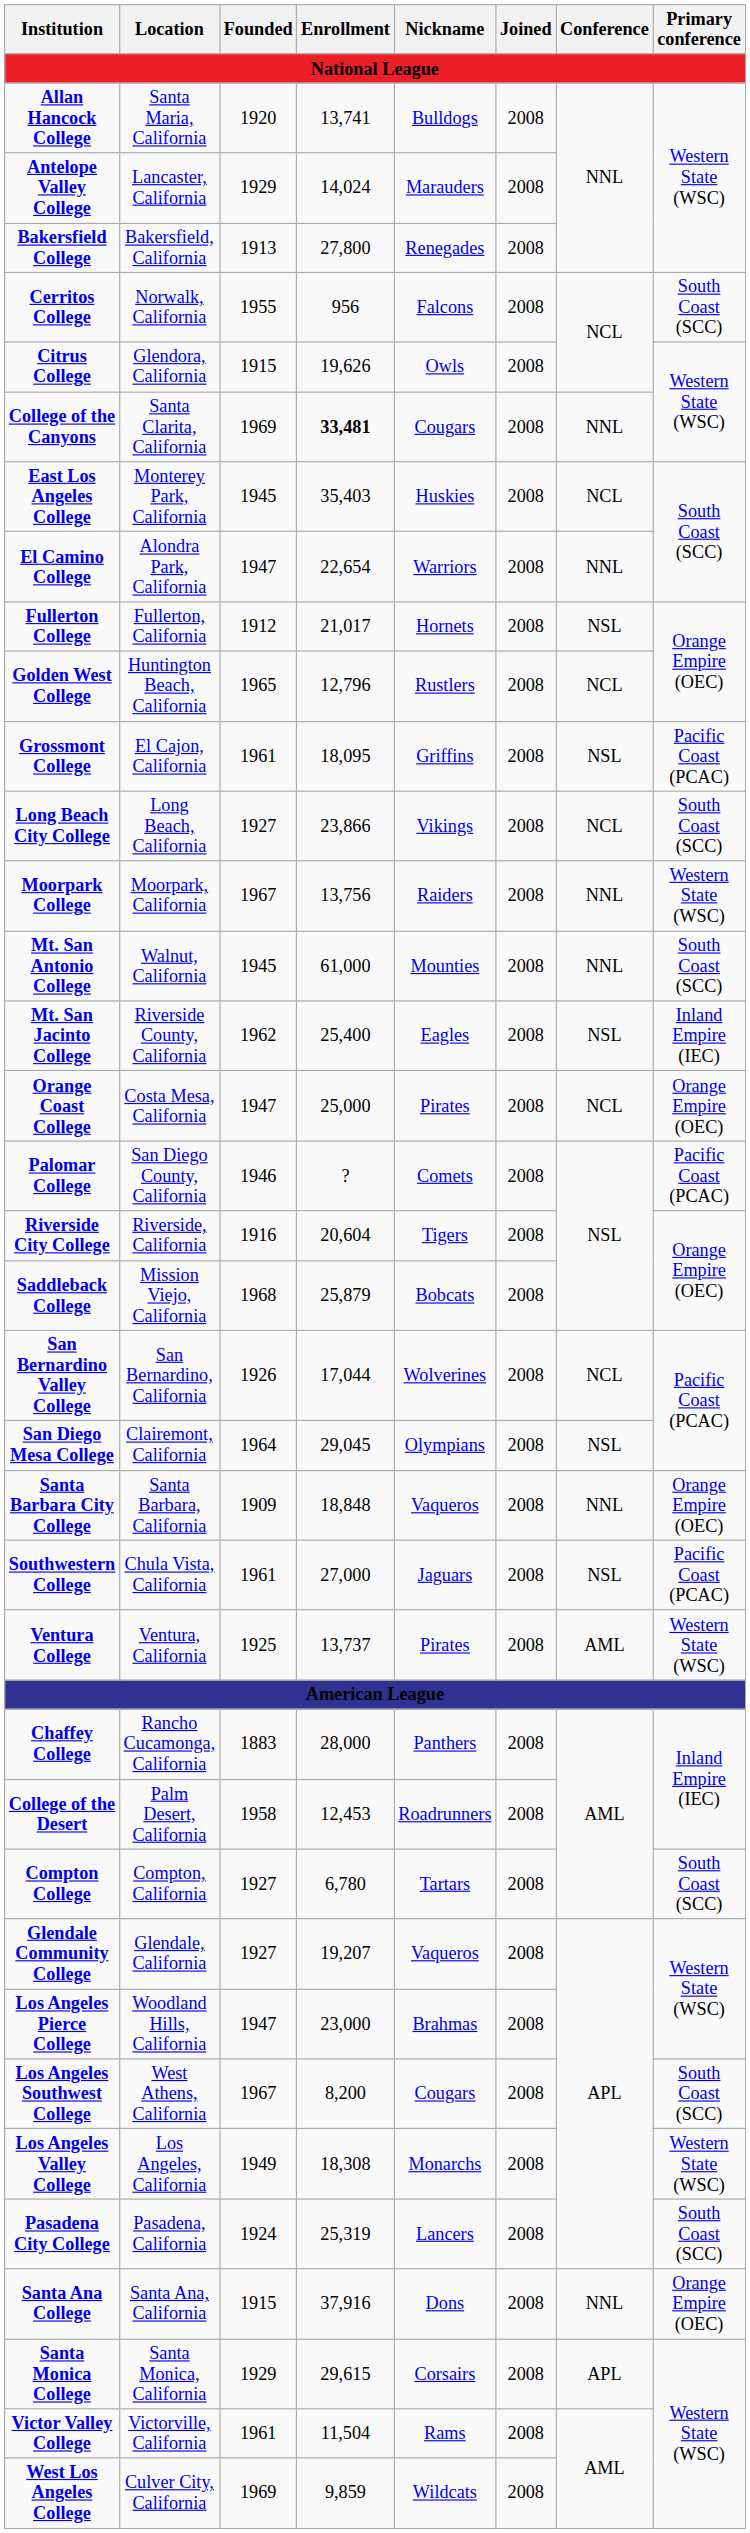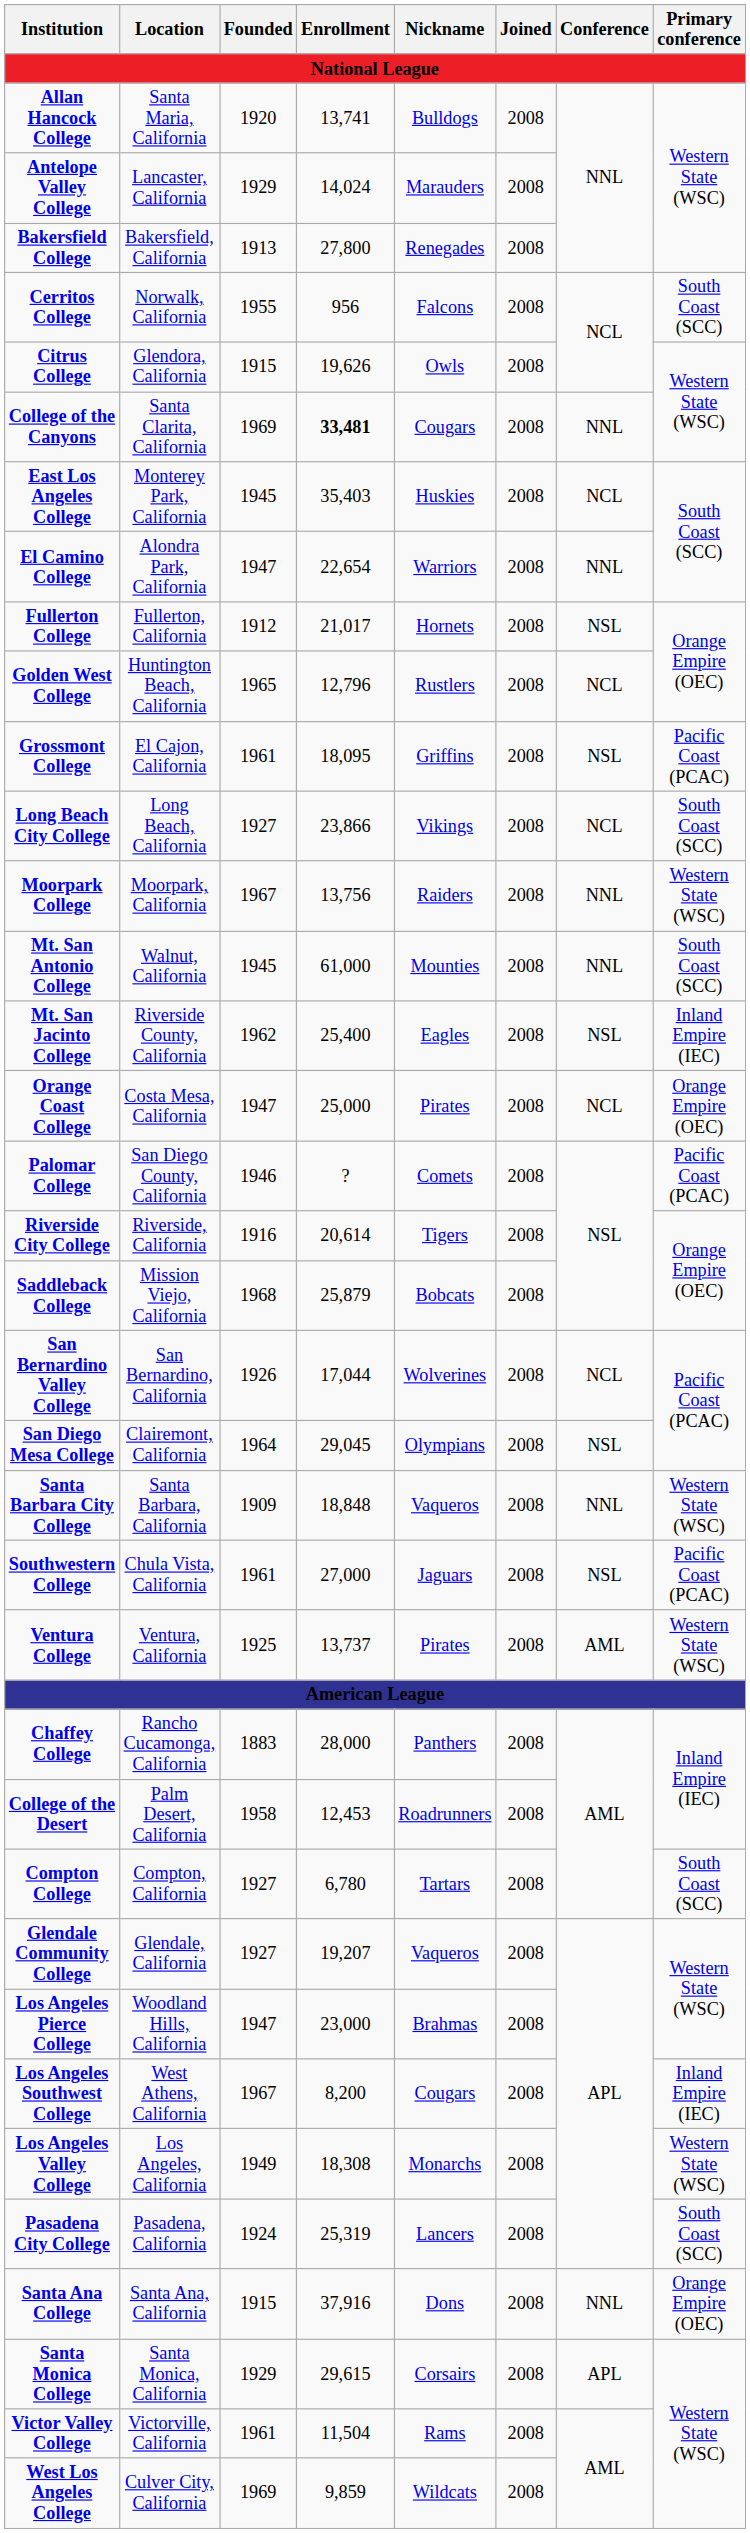(345, 1235) 20,604 -> (345, 1235) 20,614
(699, 1505) Orange Empire (OEC) -> (699, 1505) Western State (WSC)
(699, 2093) South Coast (SCC) -> (699, 2093) Inland Empire (IEC)
